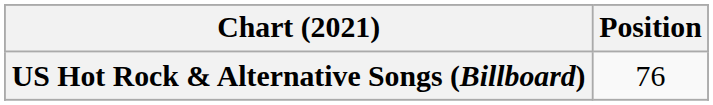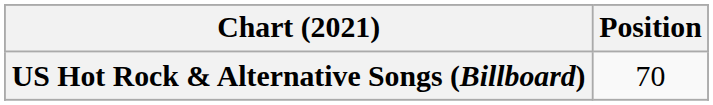(650, 75) 76 -> (650, 75) 70
